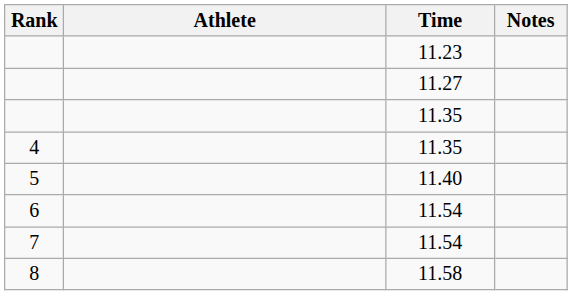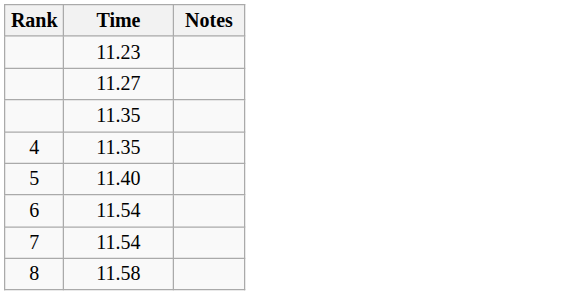- column: (225, 20)
